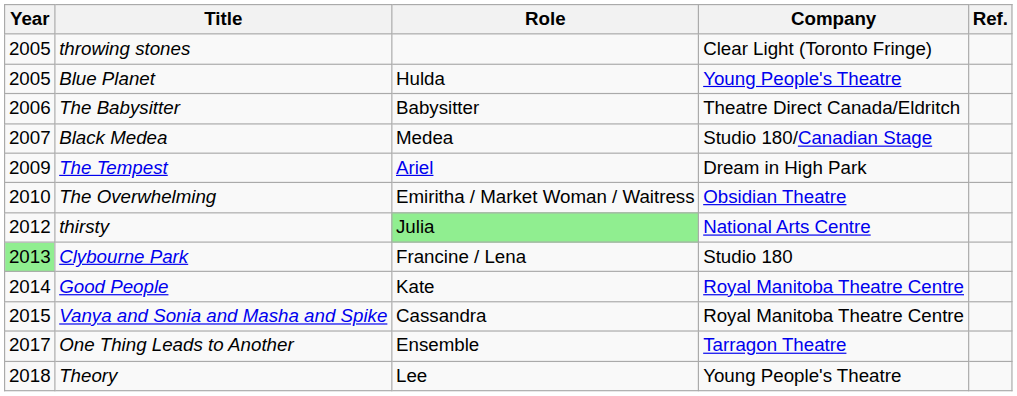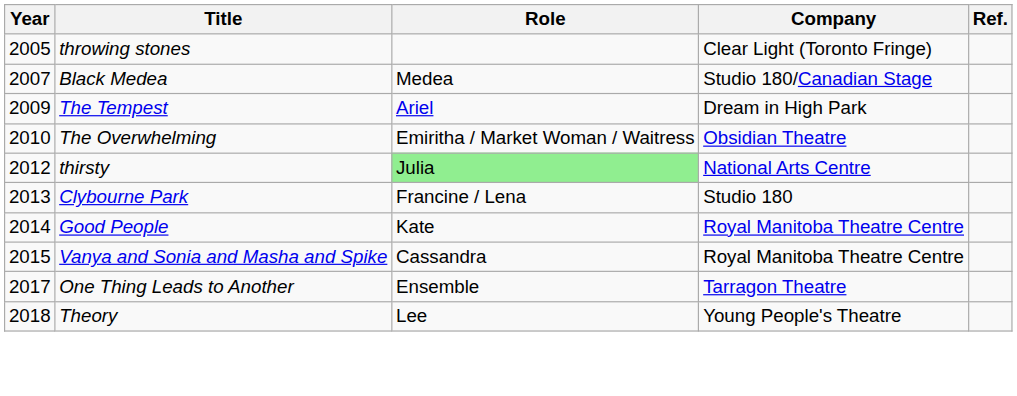- row: (107, 78)
- row: (120, 108)
(30, 256) lightgreen background -> (30, 197) no background
